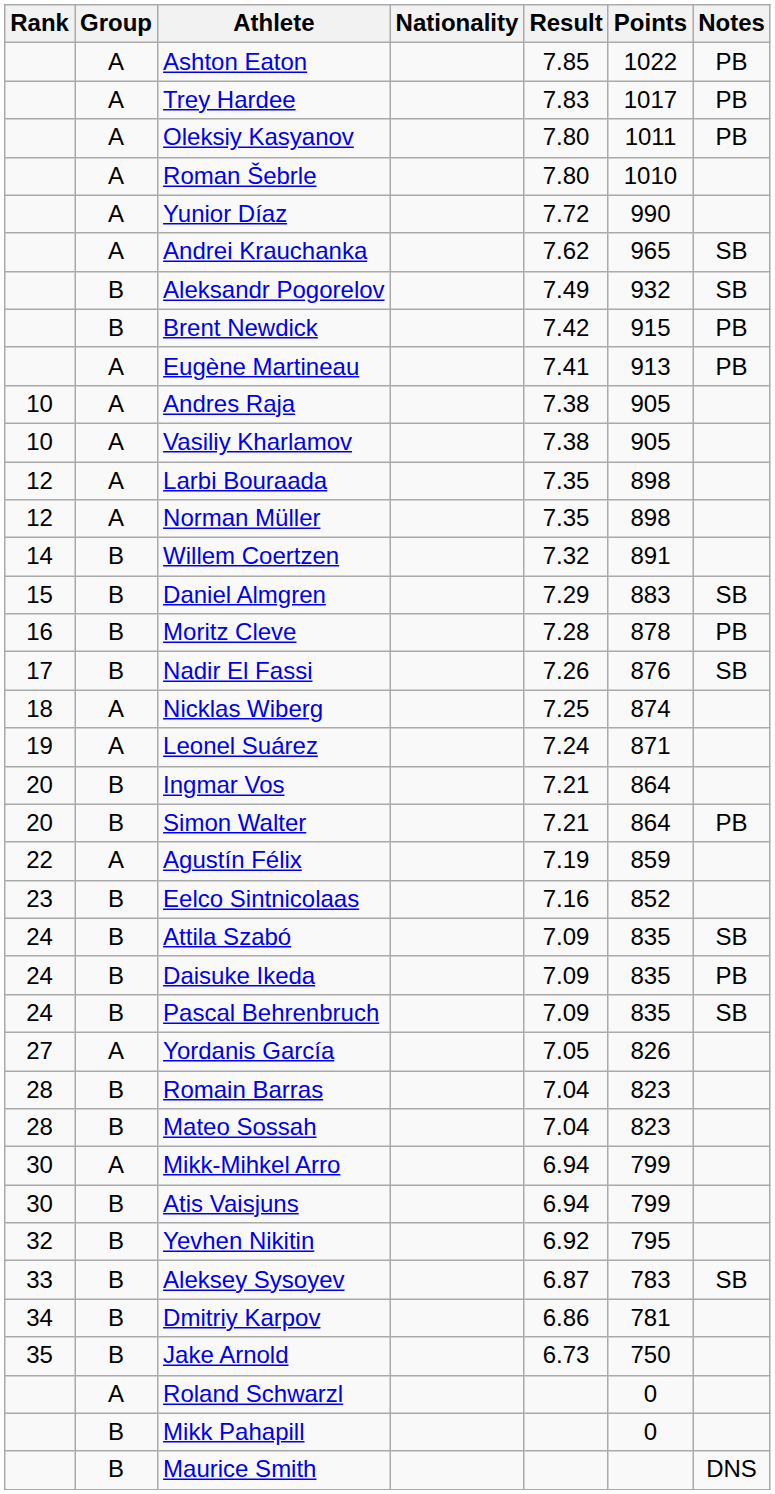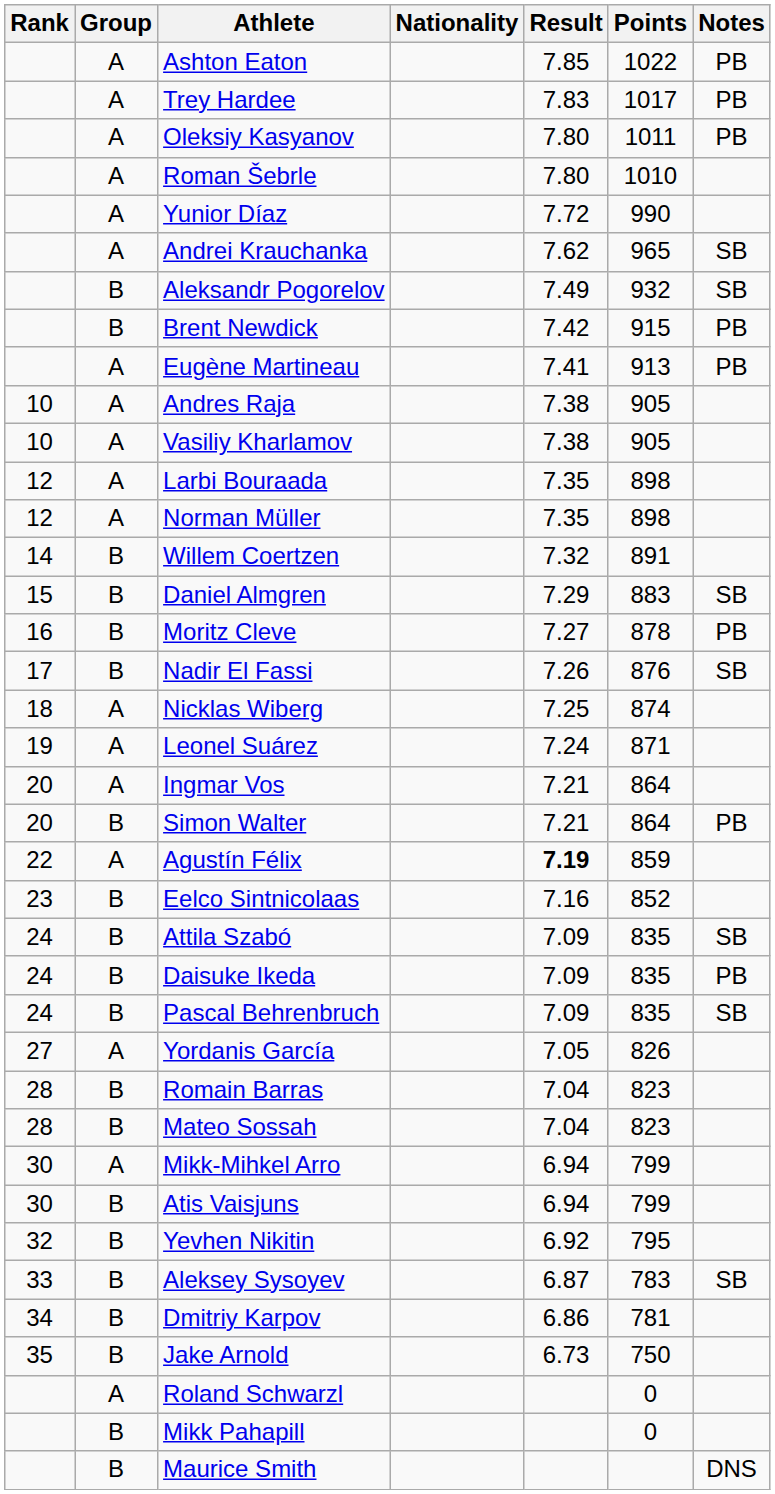(566, 632) 7.28 -> (566, 632) 7.27
(116, 784) B -> (116, 784) A
(566, 860) normal -> (566, 860) bold
